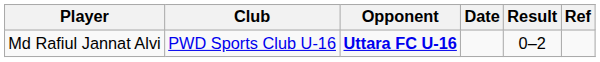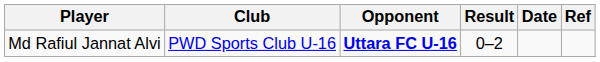columns swapped: (532, 17) <-> (482, 17)
